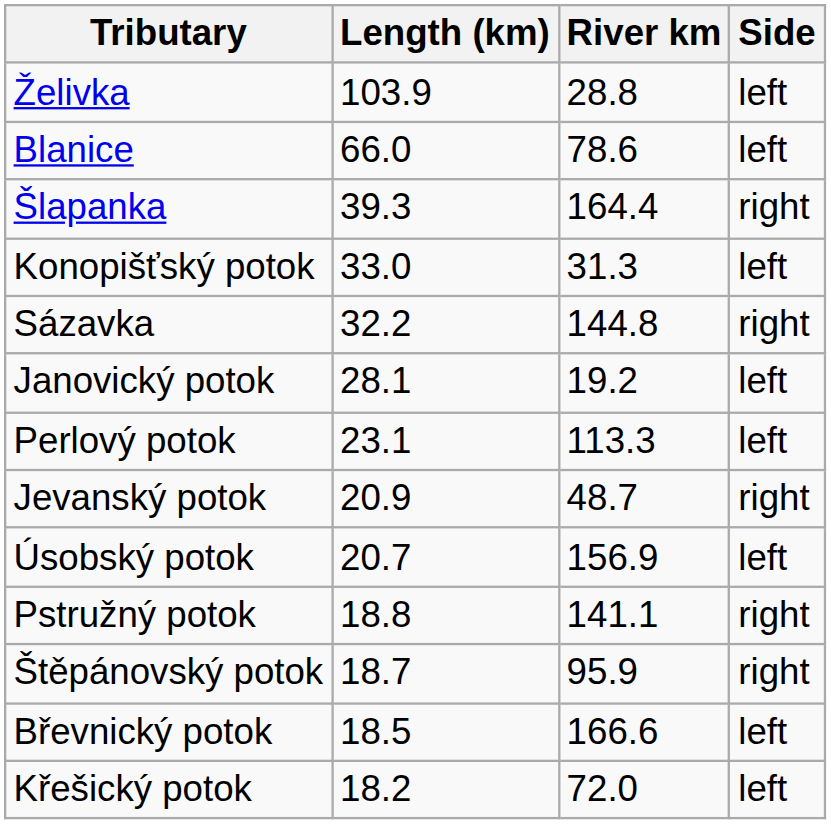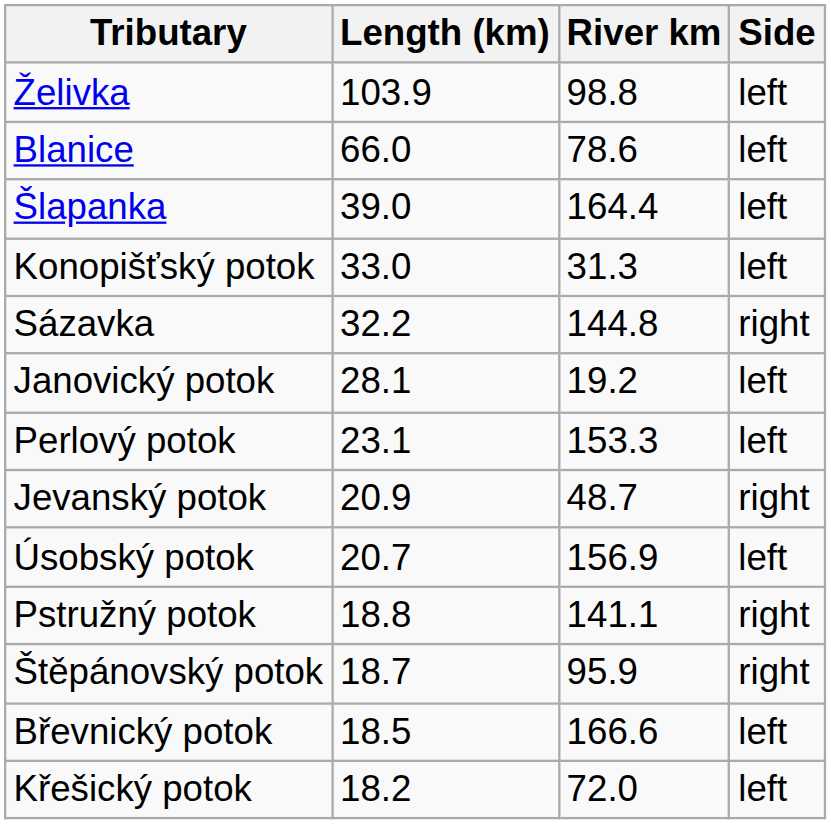(602, 91) 28.8 -> (602, 91) 98.8
(376, 207) 39.3 -> (376, 207) 39.0
(774, 207) right -> (763, 207) left
(611, 440) 113.3 -> (612, 440) 153.3
